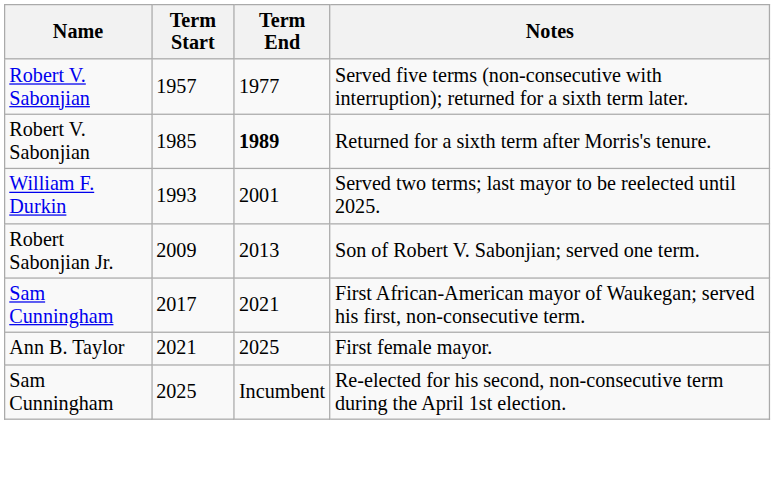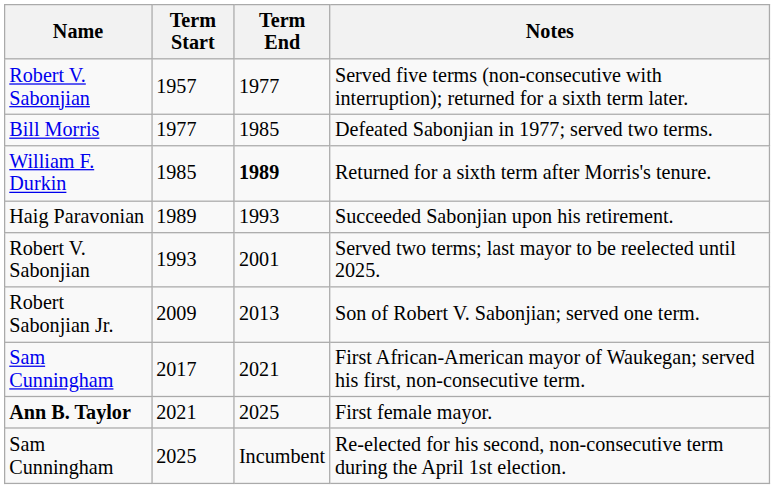+ row: (524, 129)
(50, 141) Robert V. Sabonjian -> (52, 173) William F. Durkin
+ row: (504, 216)
(52, 195) William F. Durkin -> (50, 259) Robert V. Sabonjian
(67, 348) normal -> (70, 412) bold
